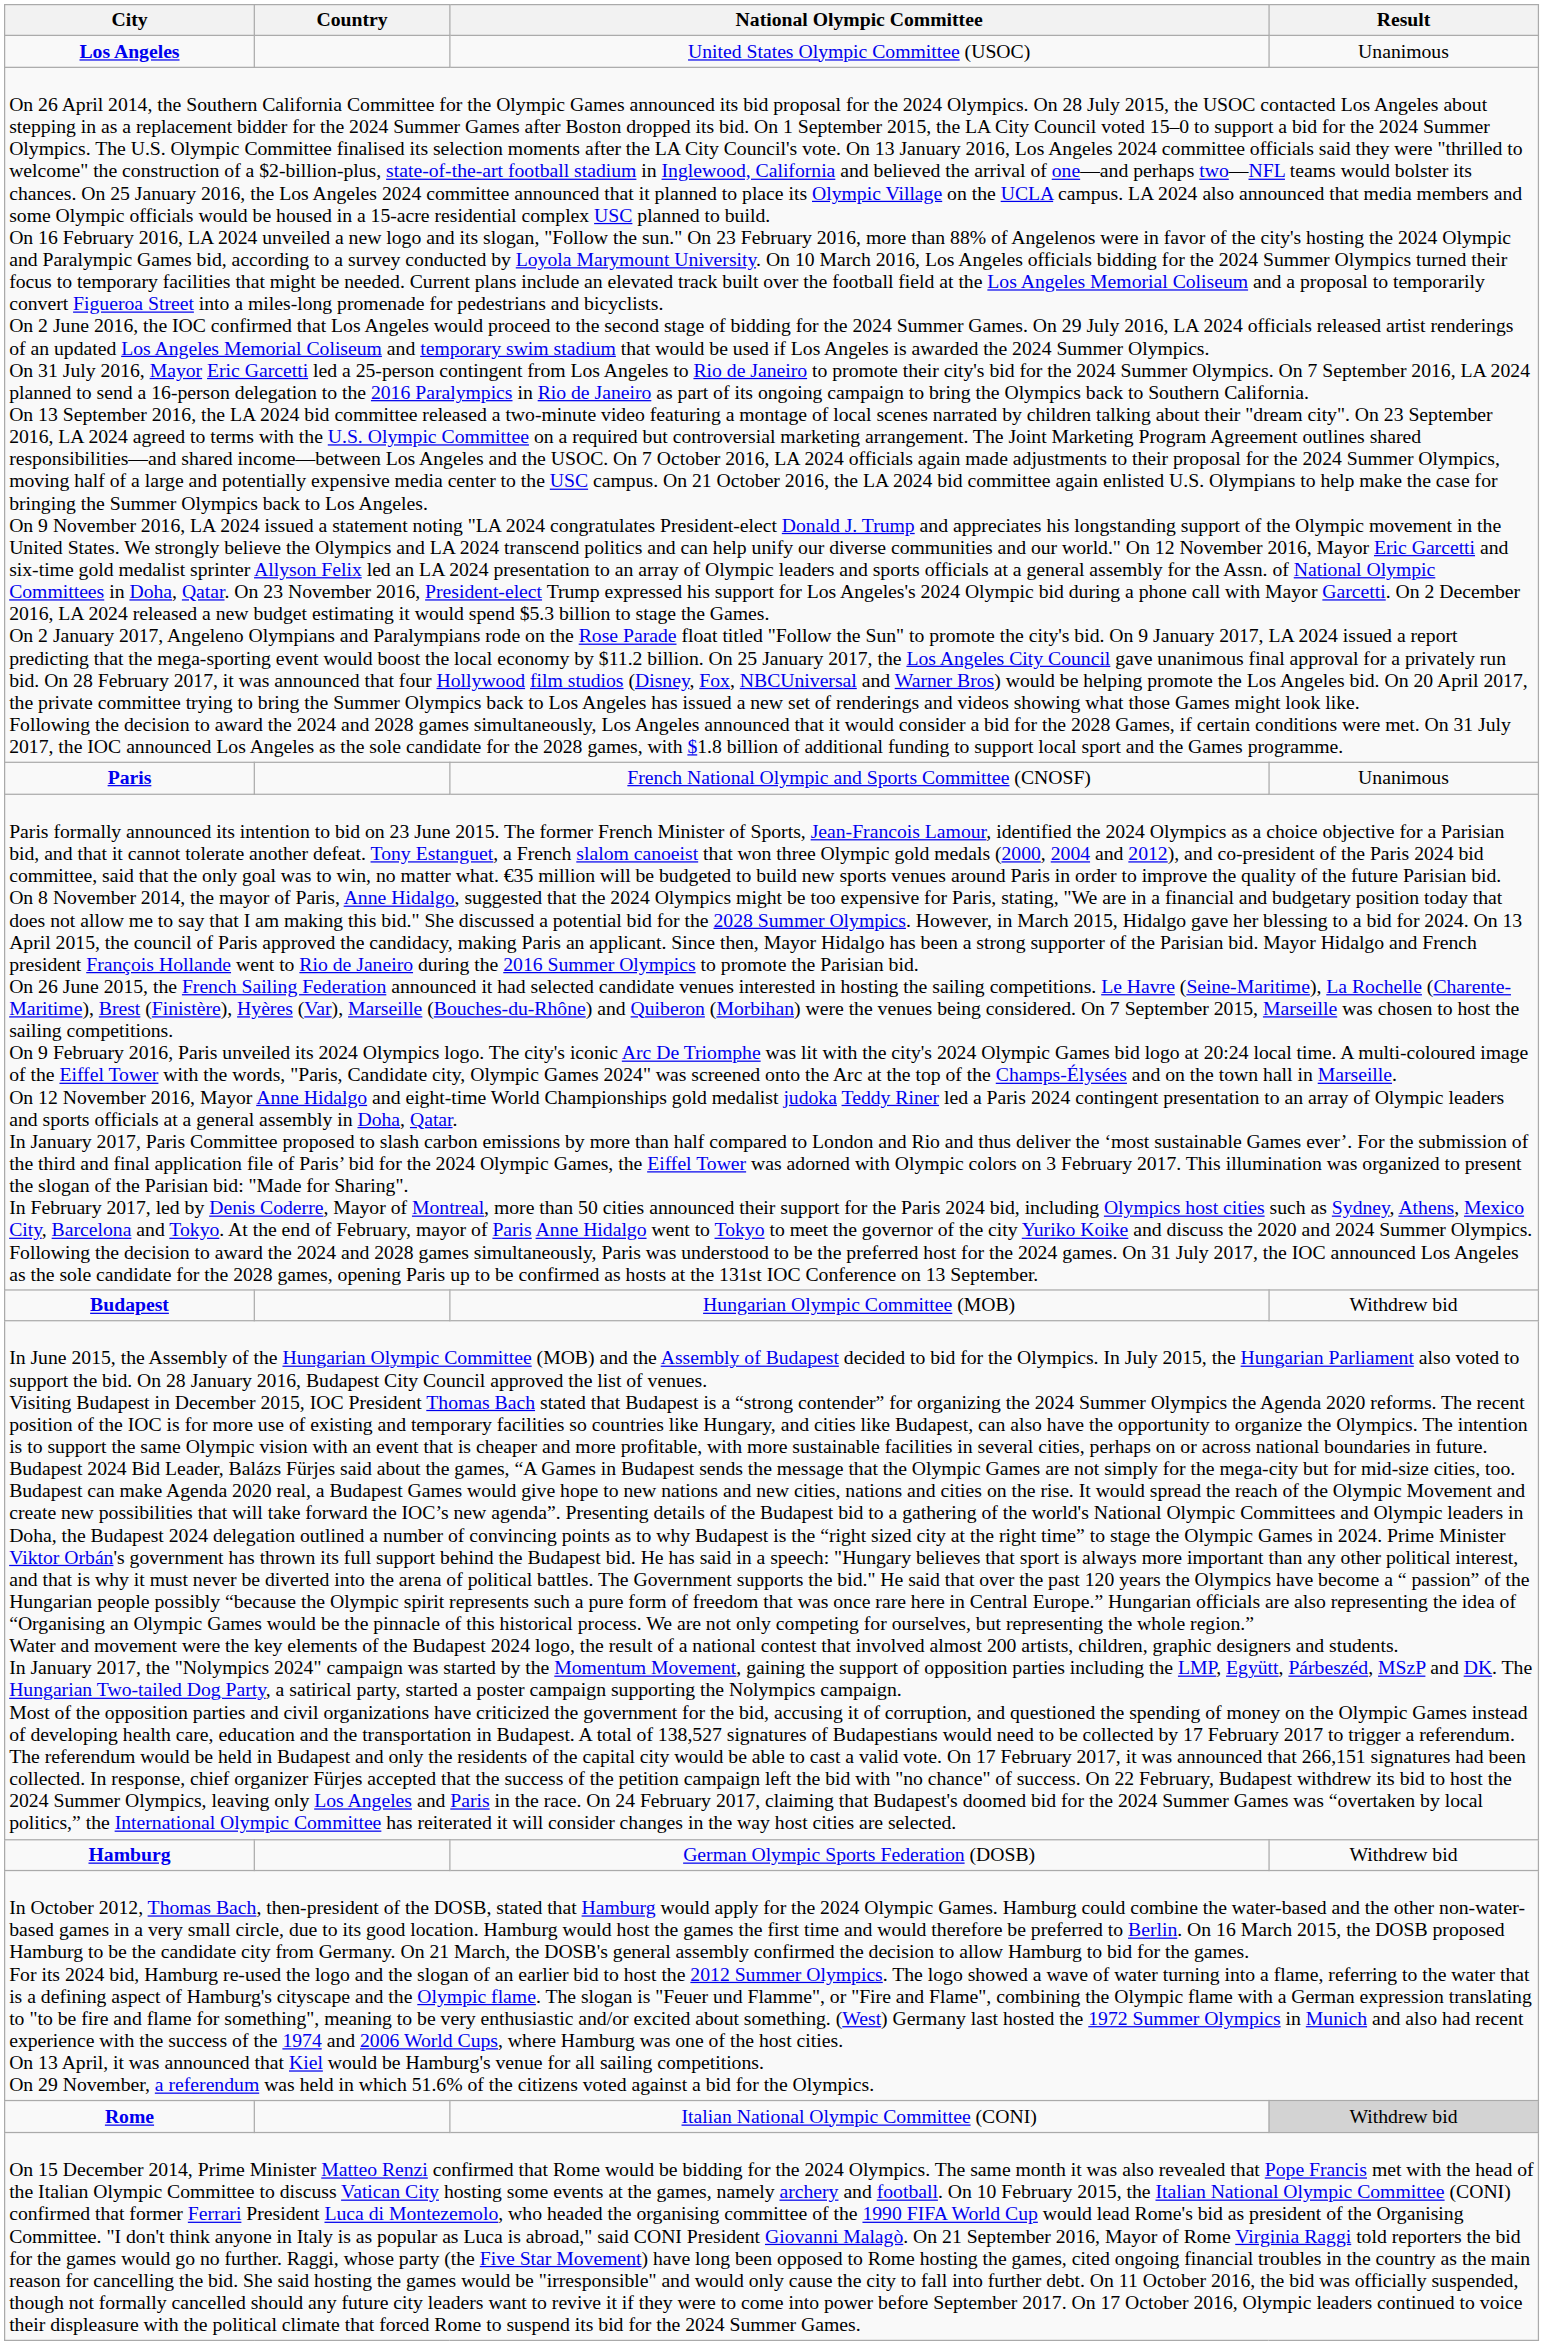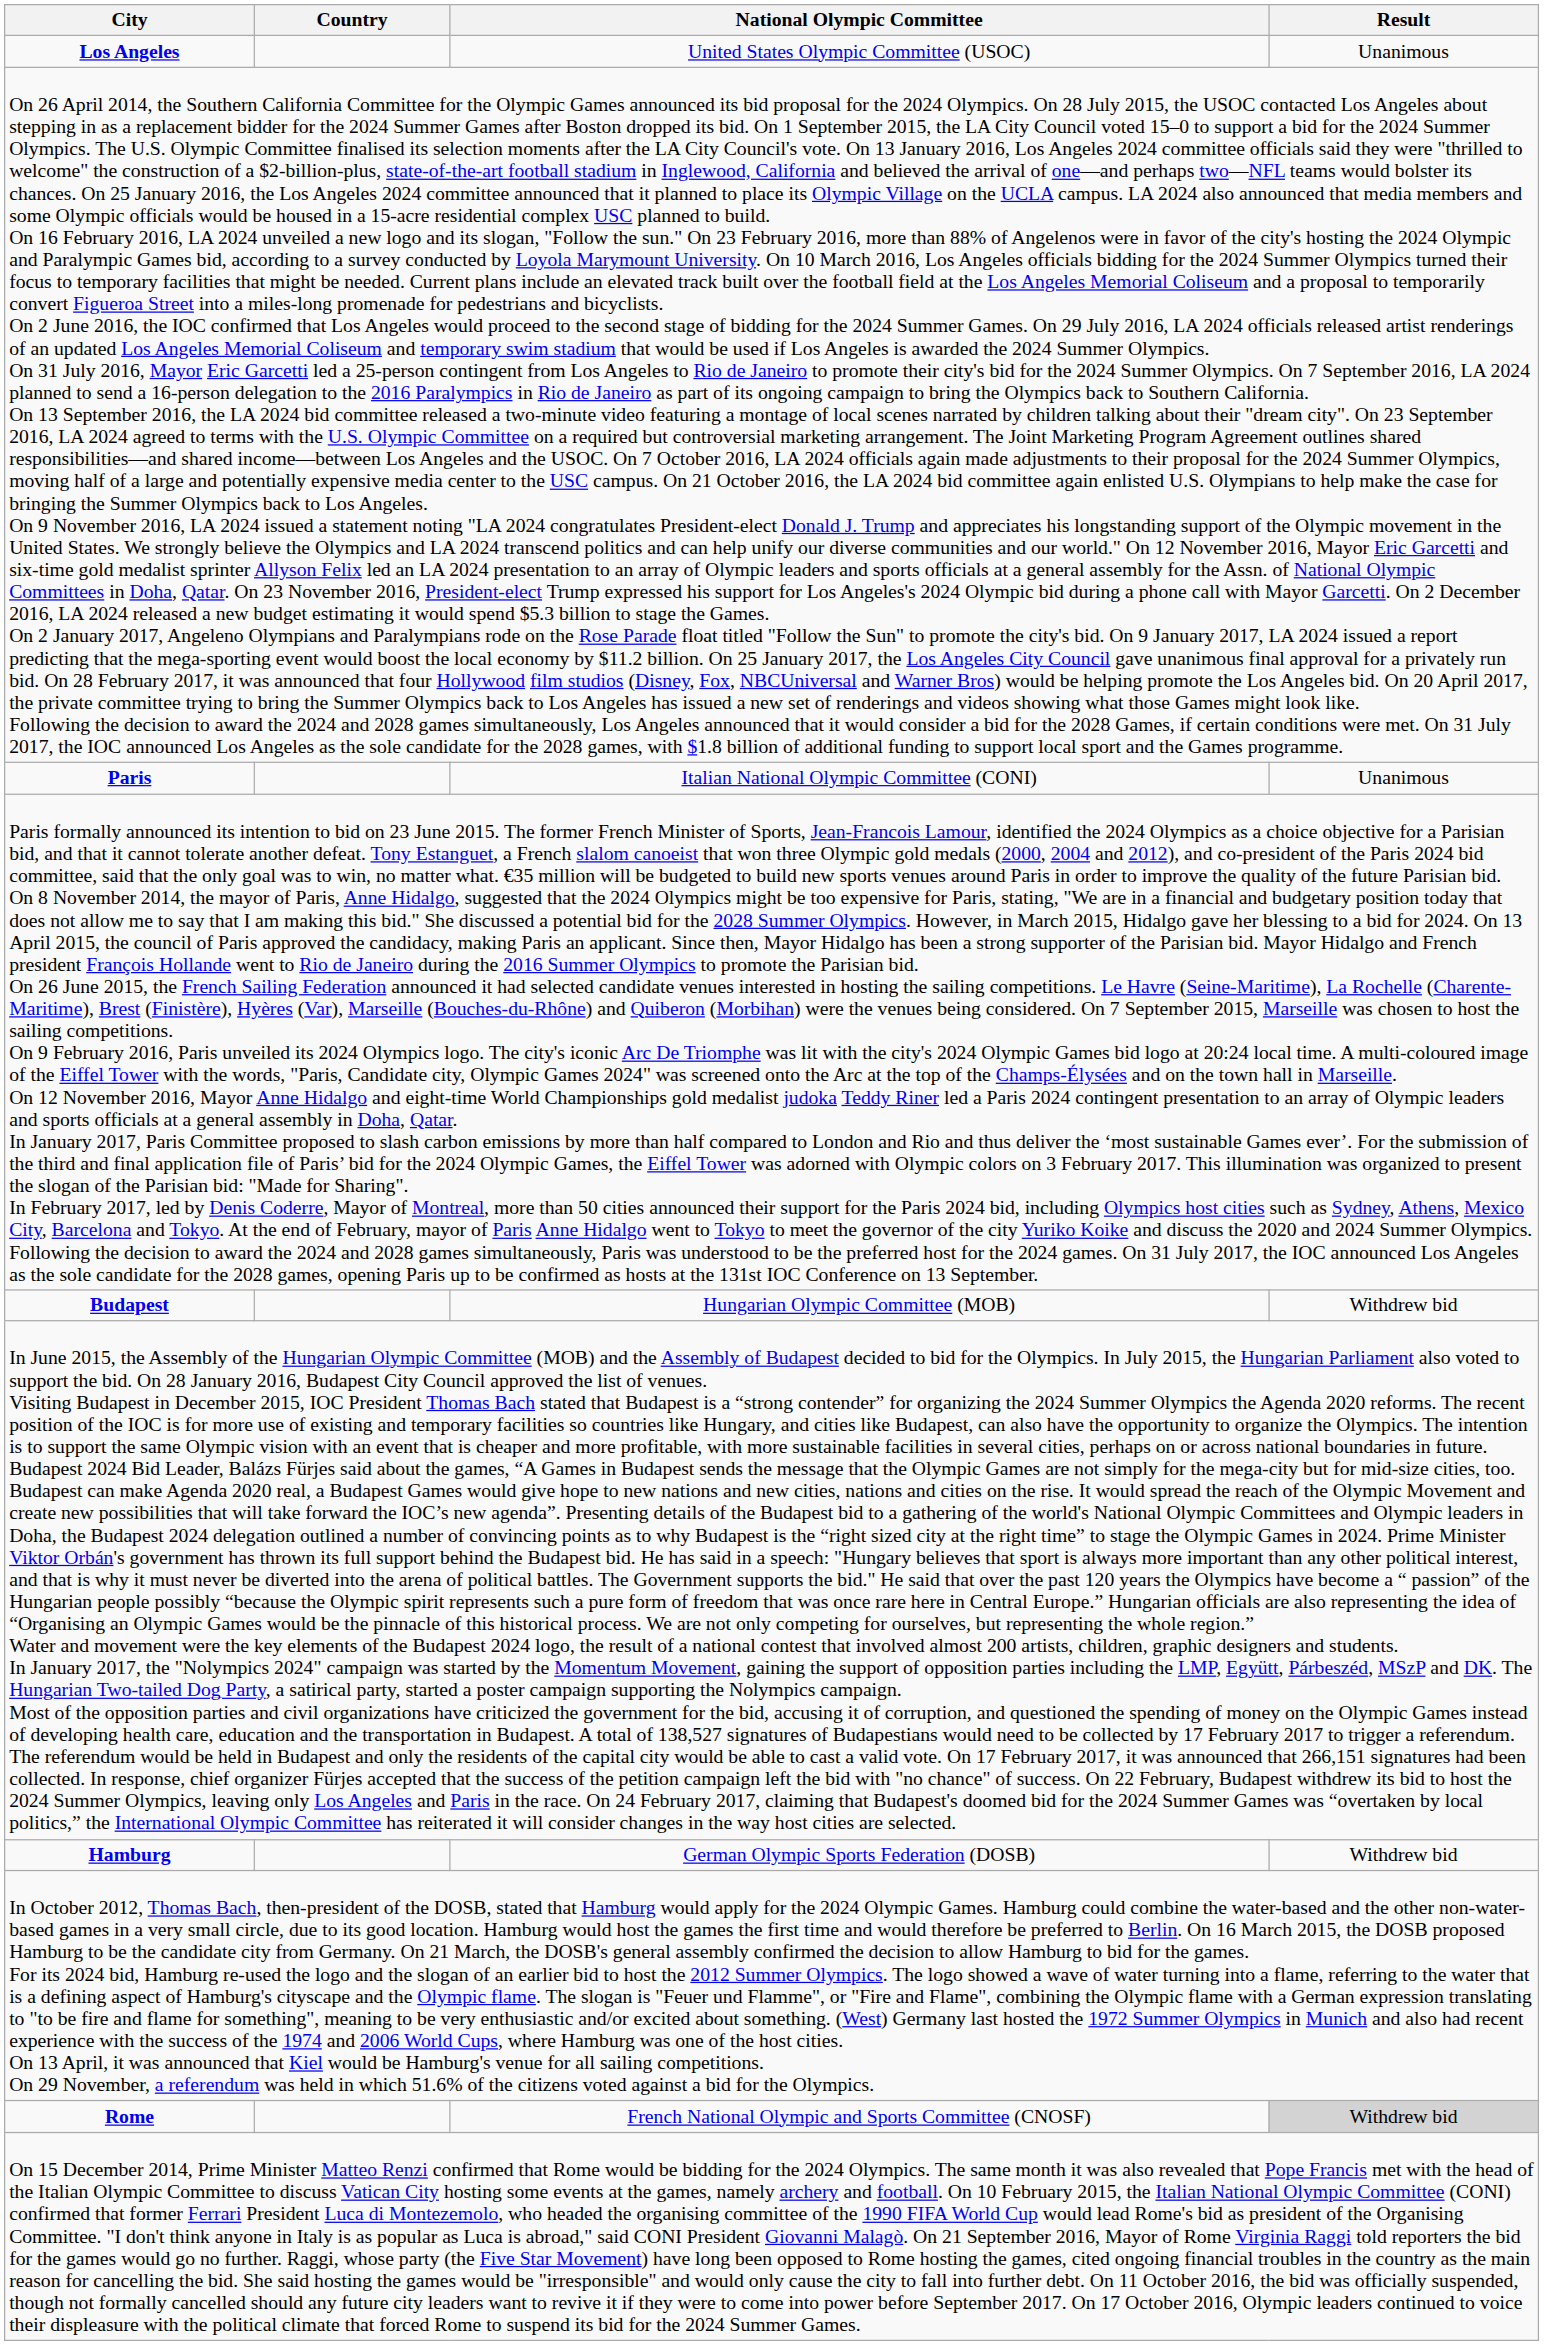(859, 777) French National Olympic and Sports Committee (CNOSF) -> (859, 777) Italian National Olympic Committee (CONI)
(859, 2116) Italian National Olympic Committee (CONI) -> (859, 2116) French National Olympic and Sports Committee (CNOSF)
